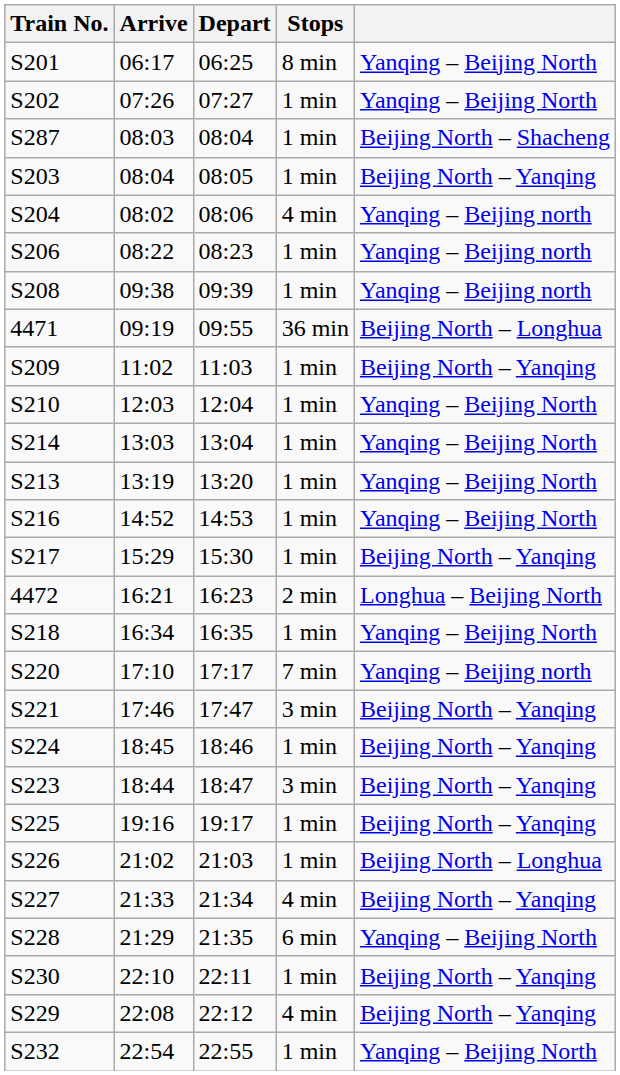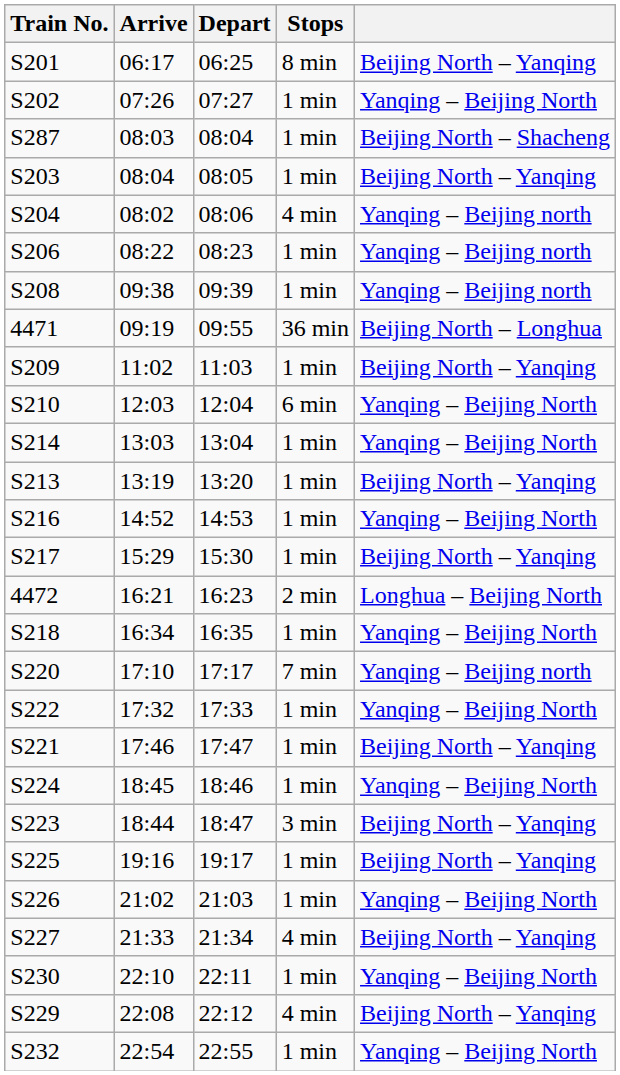(478, 61) Yanqing – Beijing North -> (478, 61) Beijing North – Yanqing
(309, 404) 1 min -> (309, 404) 6 min
(478, 480) Yanqing – Beijing North -> (478, 480) Beijing North – Yanqing
+ row: (35, 708)
(309, 708) 3 min -> (309, 746) 1 min
(478, 746) Beijing North – Yanqing -> (478, 784) Yanqing – Beijing North
(481, 860) Beijing North – Longhua -> (478, 898) Yanqing – Beijing North
- row: (35, 937)
(478, 975) Beijing North – Yanqing -> (478, 975) Yanqing – Beijing North
